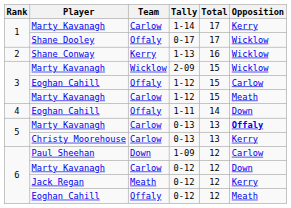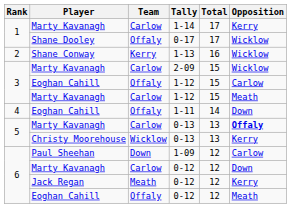(148, 68) Wicklow -> (146, 68) Carlow
(146, 139) Carlow -> (148, 139) Wicklow
